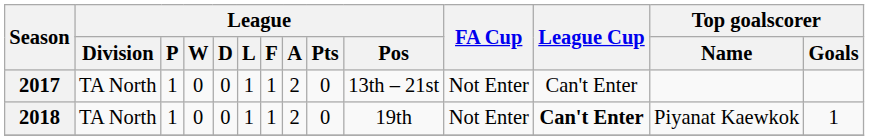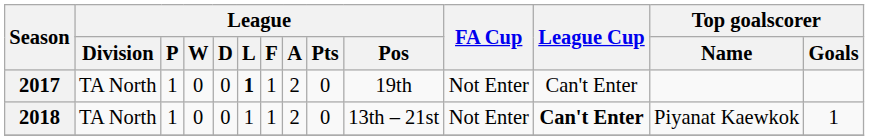(249, 85) normal -> (249, 85) bold
(394, 85) 13th – 21st -> (394, 85) 19th
(394, 118) 19th -> (394, 118) 13th – 21st
